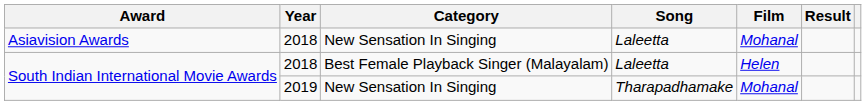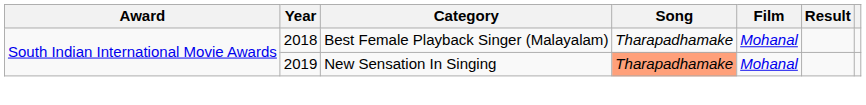- row: (68, 40)
(642, 64) Laleetta -> (674, 40) Tharapadhamake
(760, 64) Helen -> (769, 40) Mohanal
(674, 87) no background -> (674, 64) lightsalmon background
